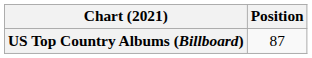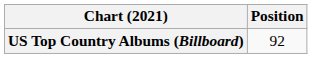(277, 41) 87 -> (277, 41) 92
